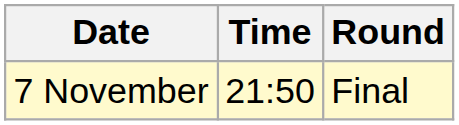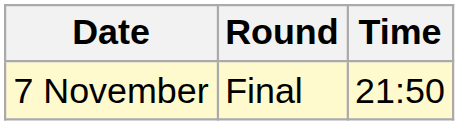columns swapped: (270, 32) <-> (388, 32)
